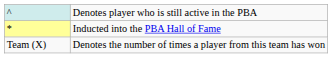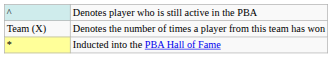rows swapped: (9, 28) <-> (26, 45)
